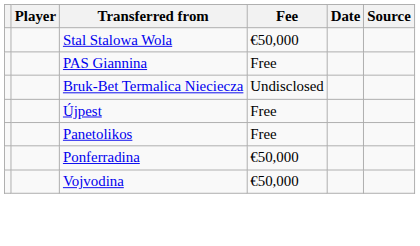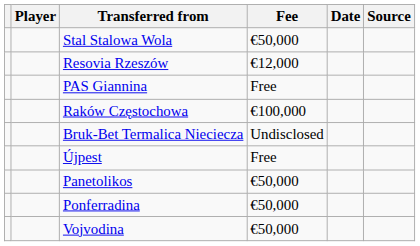+ row: (116, 63)
+ row: (126, 110)
(263, 134) Free -> (274, 181) €50,000
